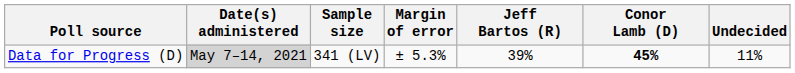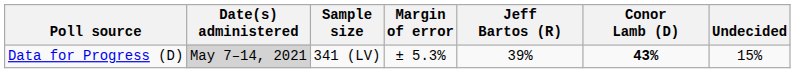(646, 56) 45% -> (646, 56) 43%
(750, 56) 11% -> (750, 56) 15%
